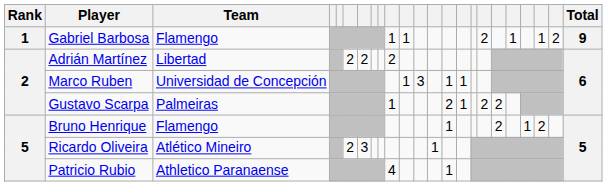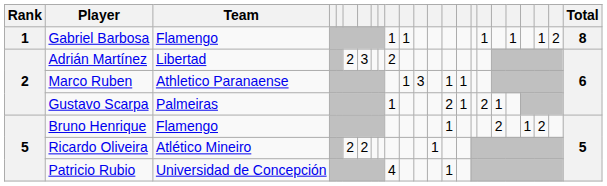(484, 38) 2 -> (484, 38) 1
(583, 38) 9 -> (583, 38) 8
(364, 60) 2 -> (364, 60) 3
(241, 82) Universidad de Concepción -> (222, 82) Athletico Paranaense
(499, 104) 2 -> (499, 104) 1
(364, 148) 3 -> (364, 148) 2
(222, 170) Athletico Paranaense -> (241, 170) Universidad de Concepción
